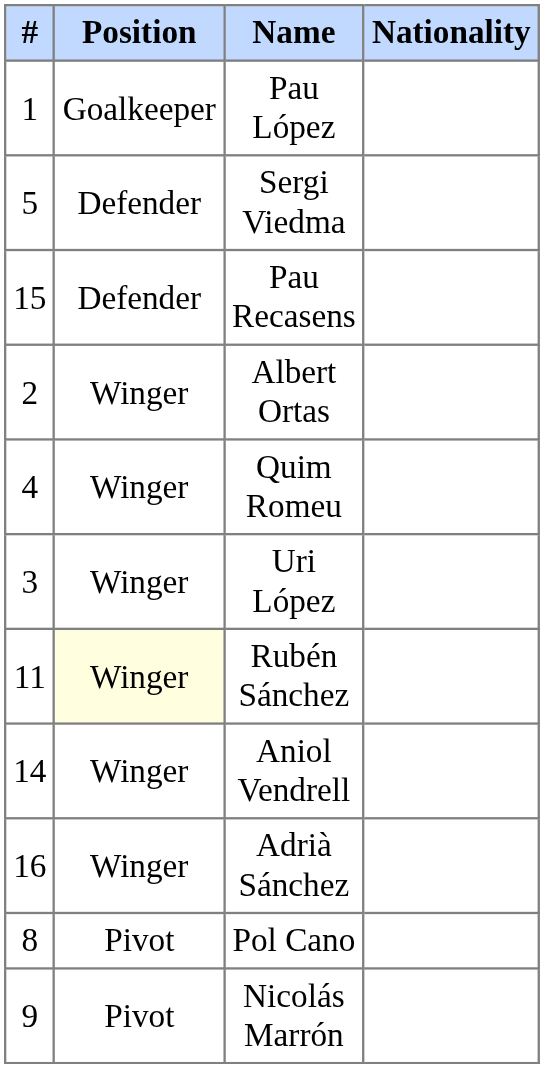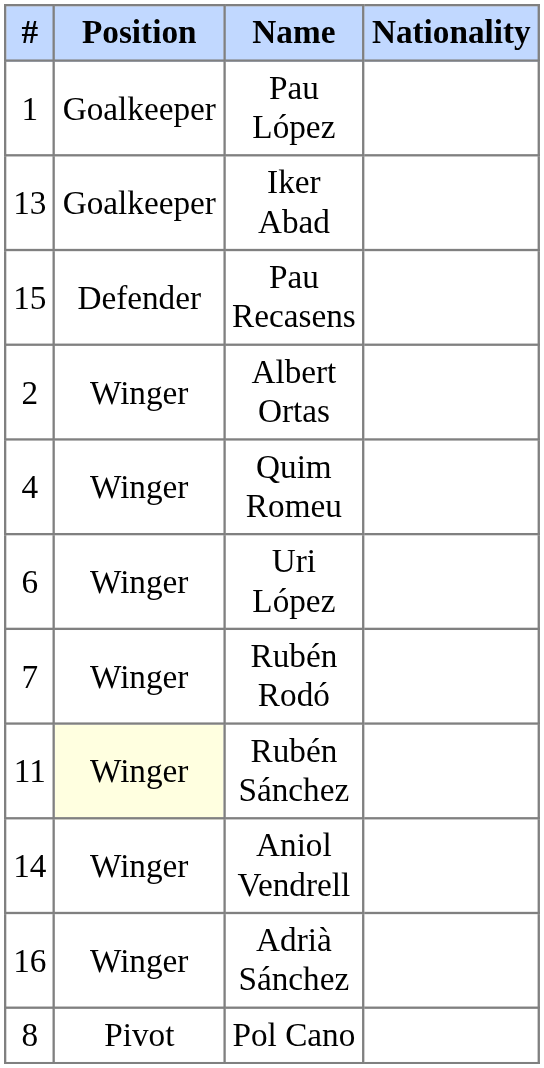+ row: (294, 202)
- row: (294, 202)
(30, 580) 3 -> (30, 580) 6
+ row: (294, 675)
- row: (294, 1015)
